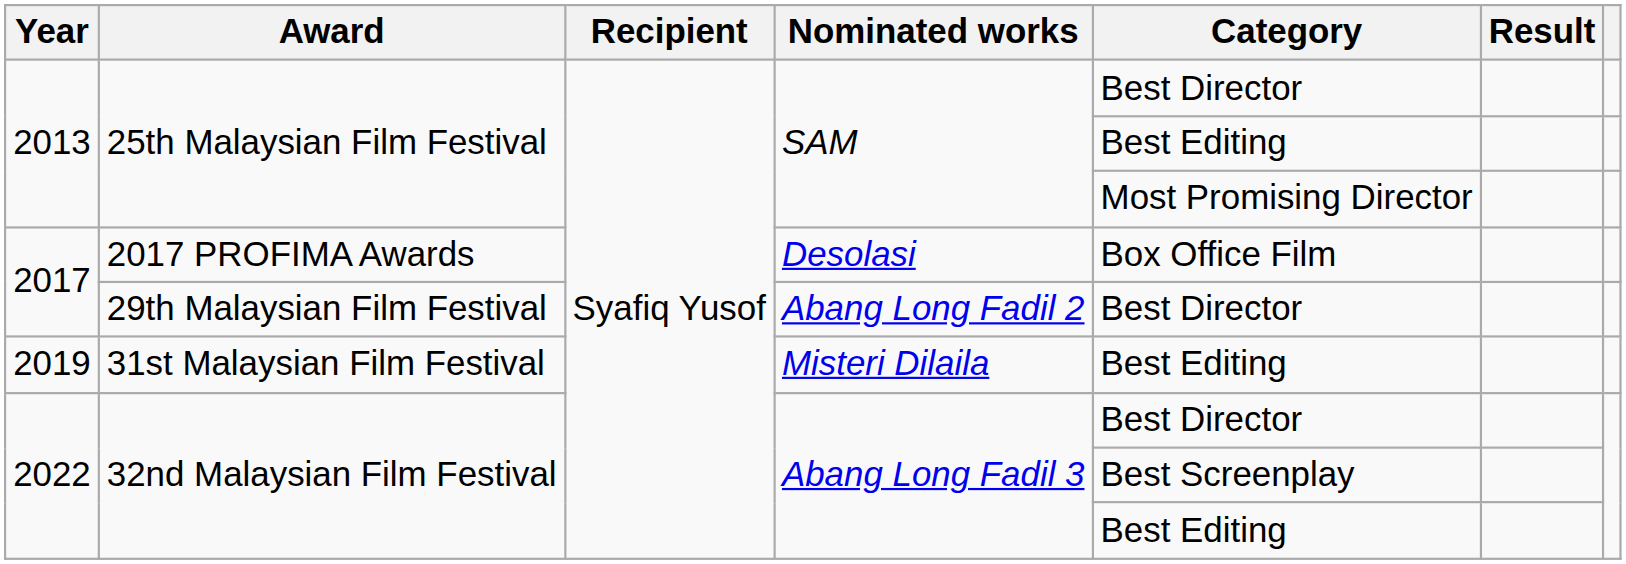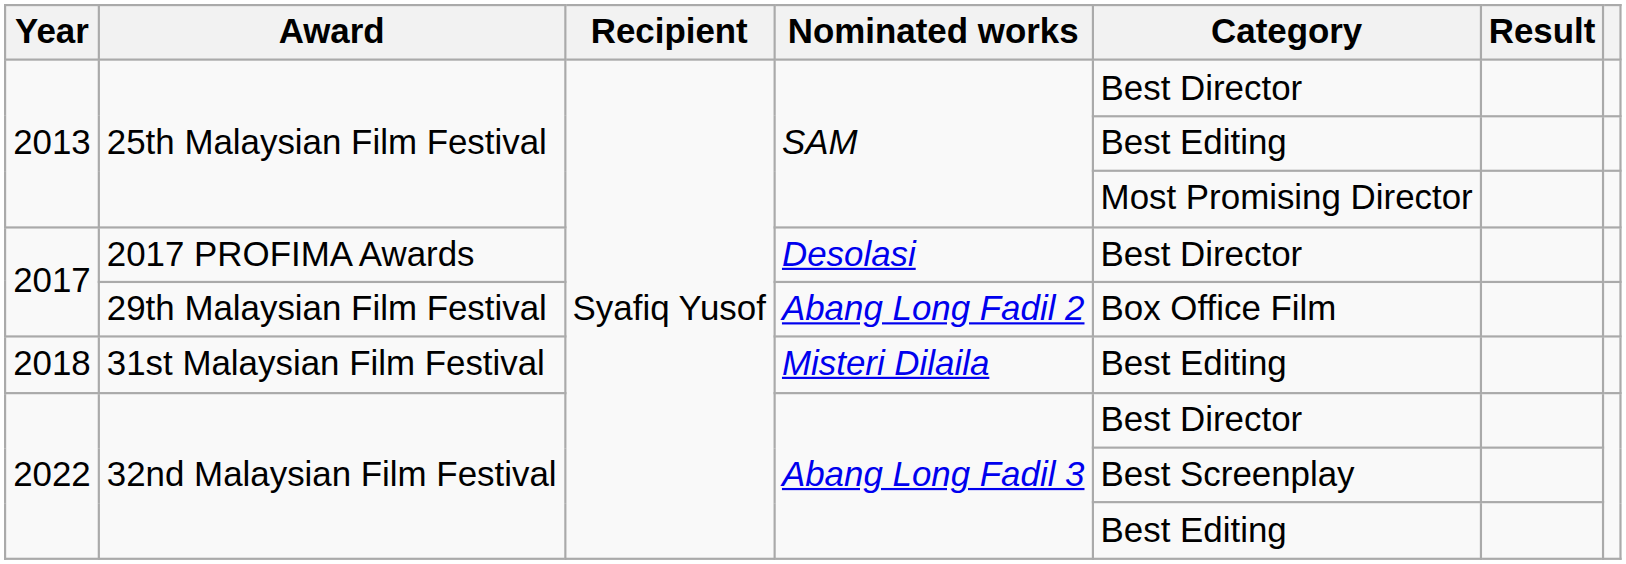(1218, 253) Box Office Film -> (1201, 253) Best Director
(1201, 308) Best Director -> (1218, 308) Box Office Film
(52, 364) 2019 -> (52, 364) 2018
